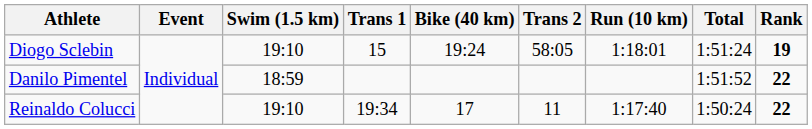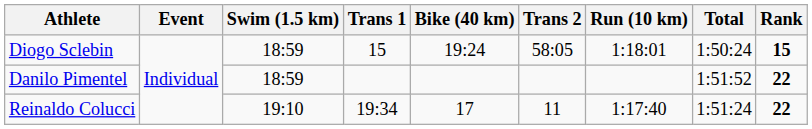(283, 49) 19:10 -> (283, 49) 18:59
(724, 49) 1:51:24 -> (724, 49) 1:50:24
(781, 49) 19 -> (781, 49) 15
(724, 109) 1:50:24 -> (724, 109) 1:51:24
